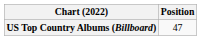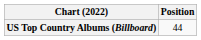(178, 27) 47 -> (178, 27) 44
